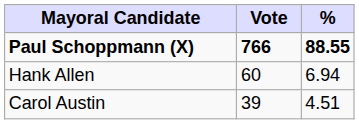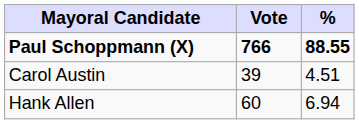rows swapped: (52, 75) <-> (57, 103)
